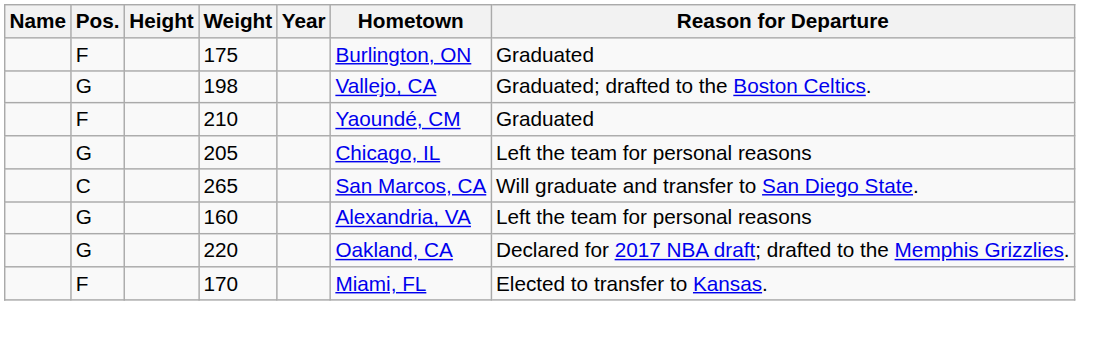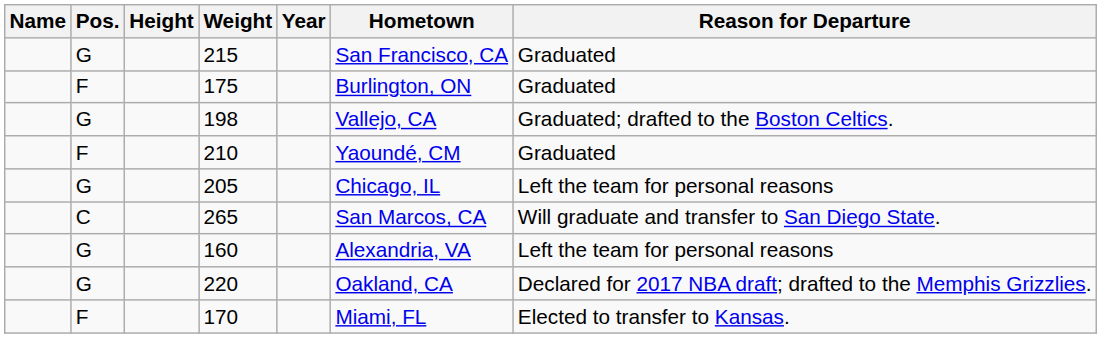+ row: (221, 54)
